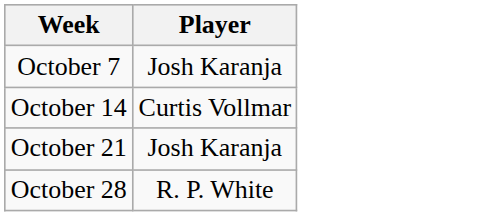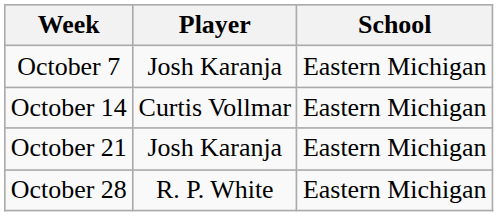+ column: (395, 25)
